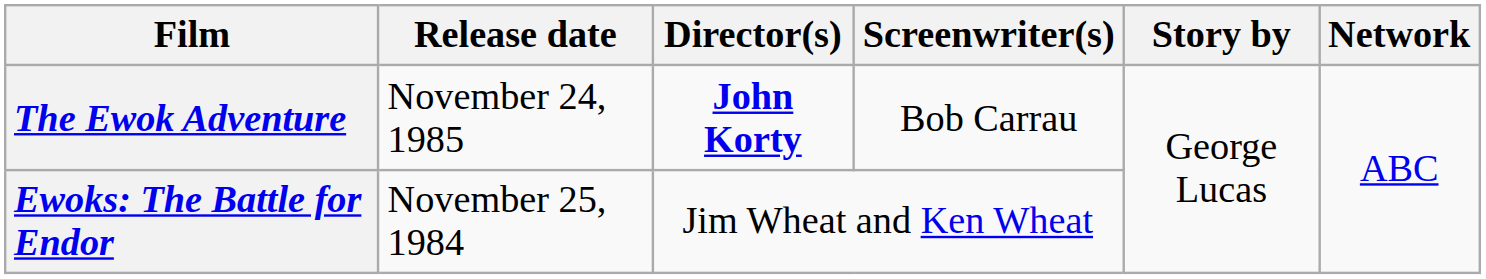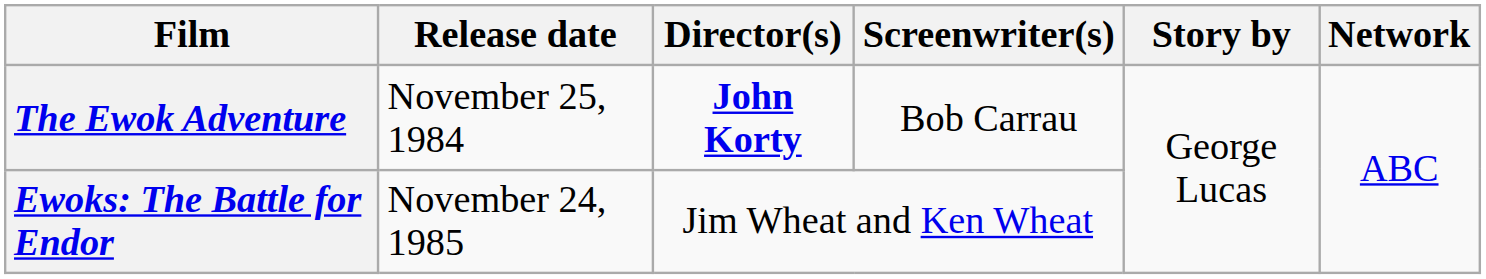(497, 116) November 24, 1985 -> (497, 116) November 25, 1984
(497, 220) November 25, 1984 -> (497, 220) November 24, 1985
